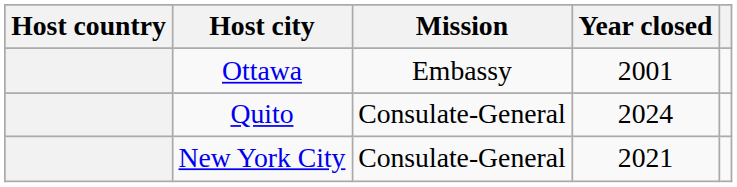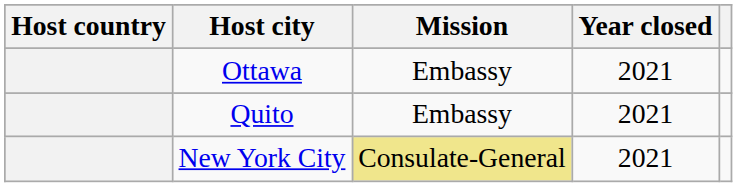(645, 70) 2001 -> (645, 70) 2021
(462, 114) Consulate-General -> (462, 114) Embassy
(645, 114) 2024 -> (645, 114) 2021
(462, 158) no background -> (462, 158) khaki background
